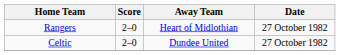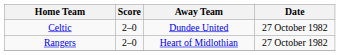rows swapped: (60, 43) <-> (60, 27)
